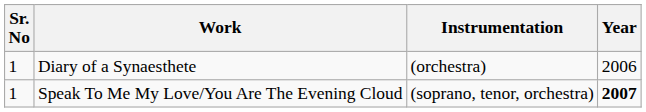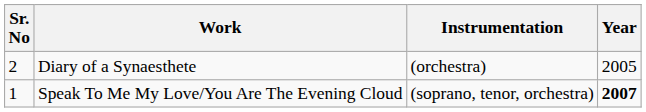(13, 65) 1 -> (13, 65) 2
(619, 65) 2006 -> (619, 65) 2005
